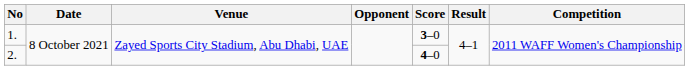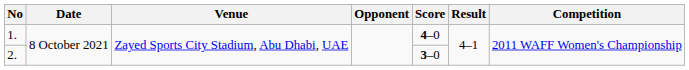(430, 34) 3–0 -> (430, 34) 4–0
(430, 55) 4–0 -> (430, 55) 3–0
